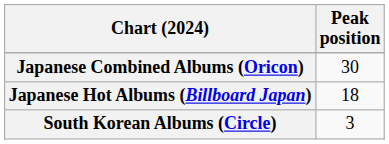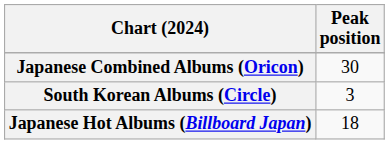rows swapped: (160, 95) <-> (160, 124)
